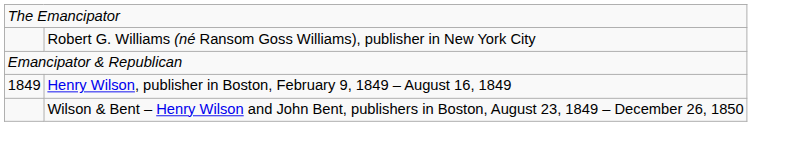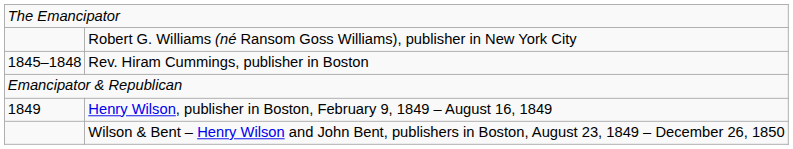+ row: (228, 62)
